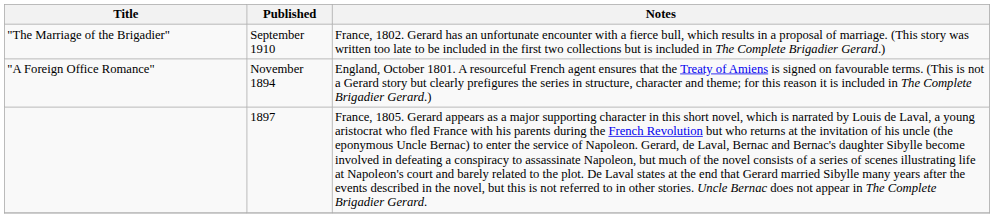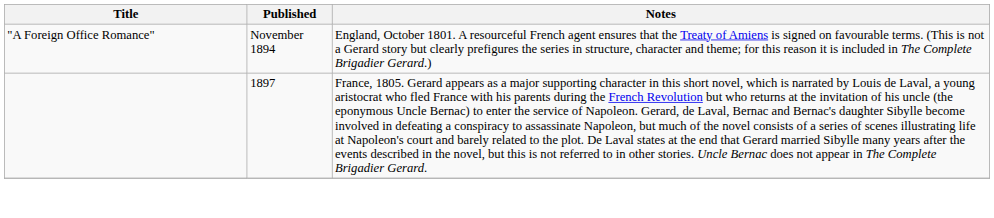- row: (89, 34)
